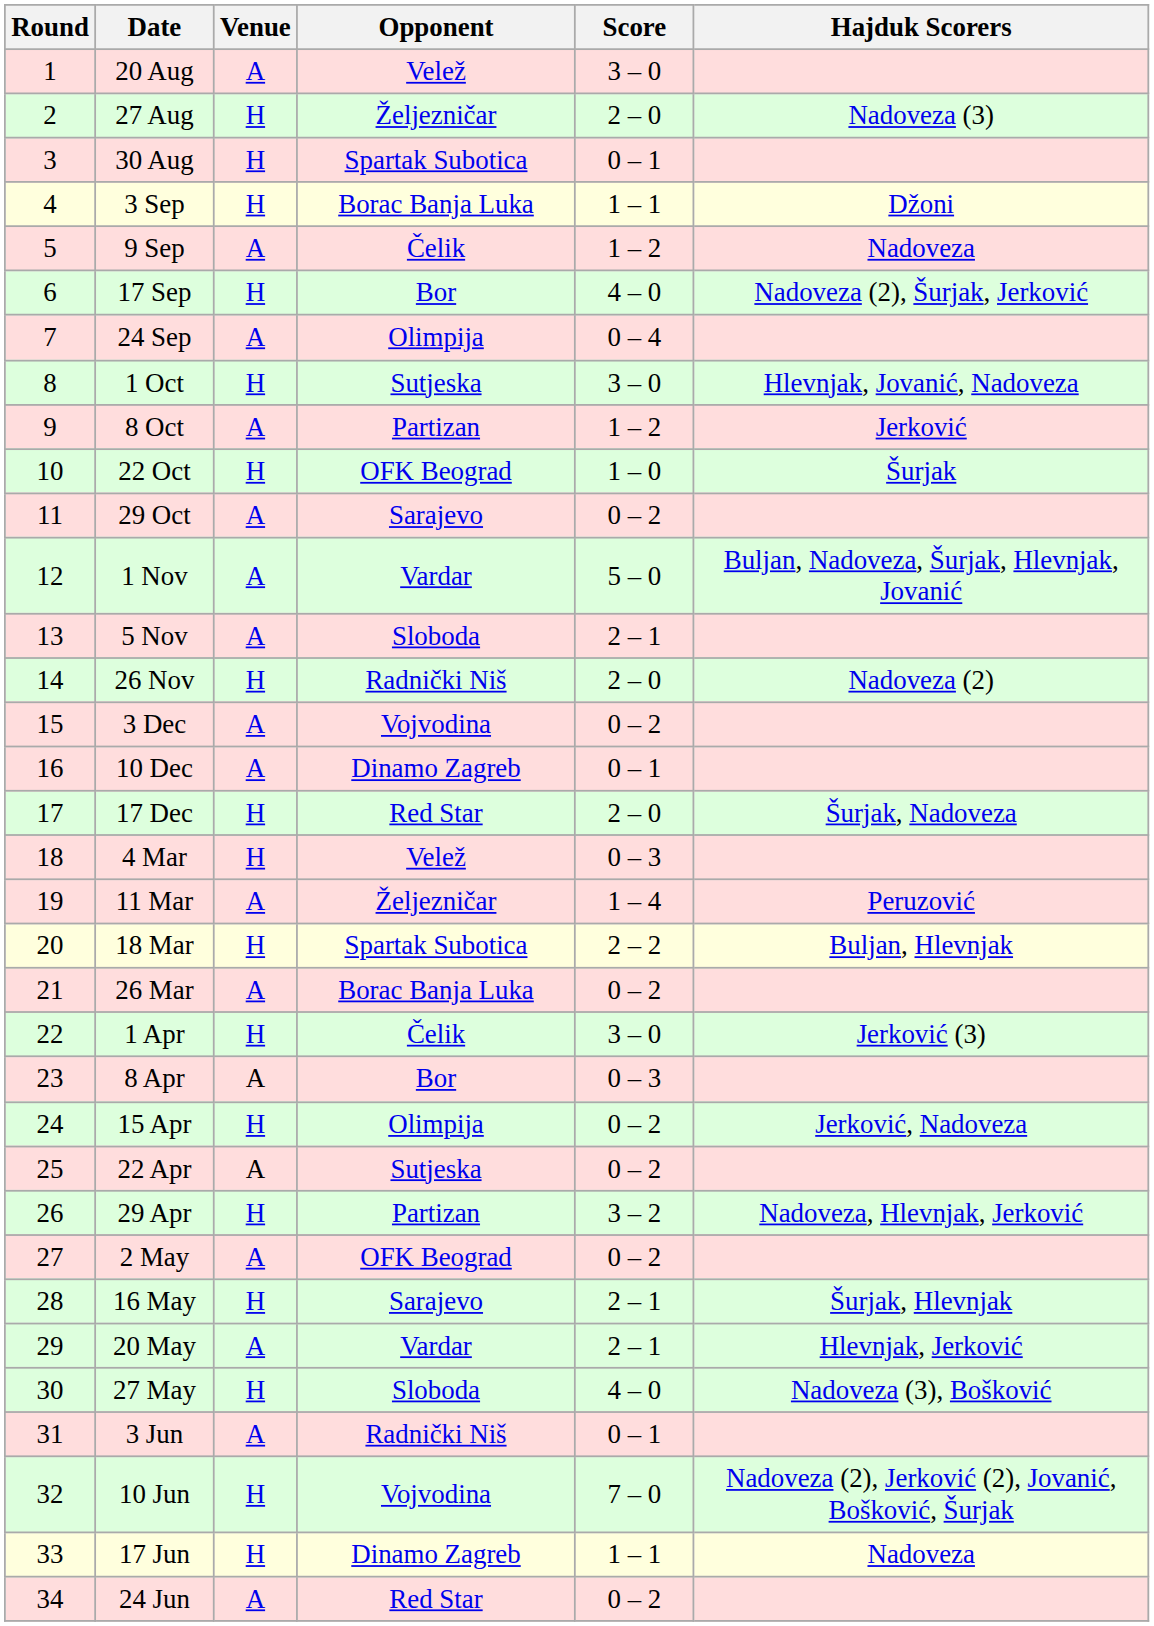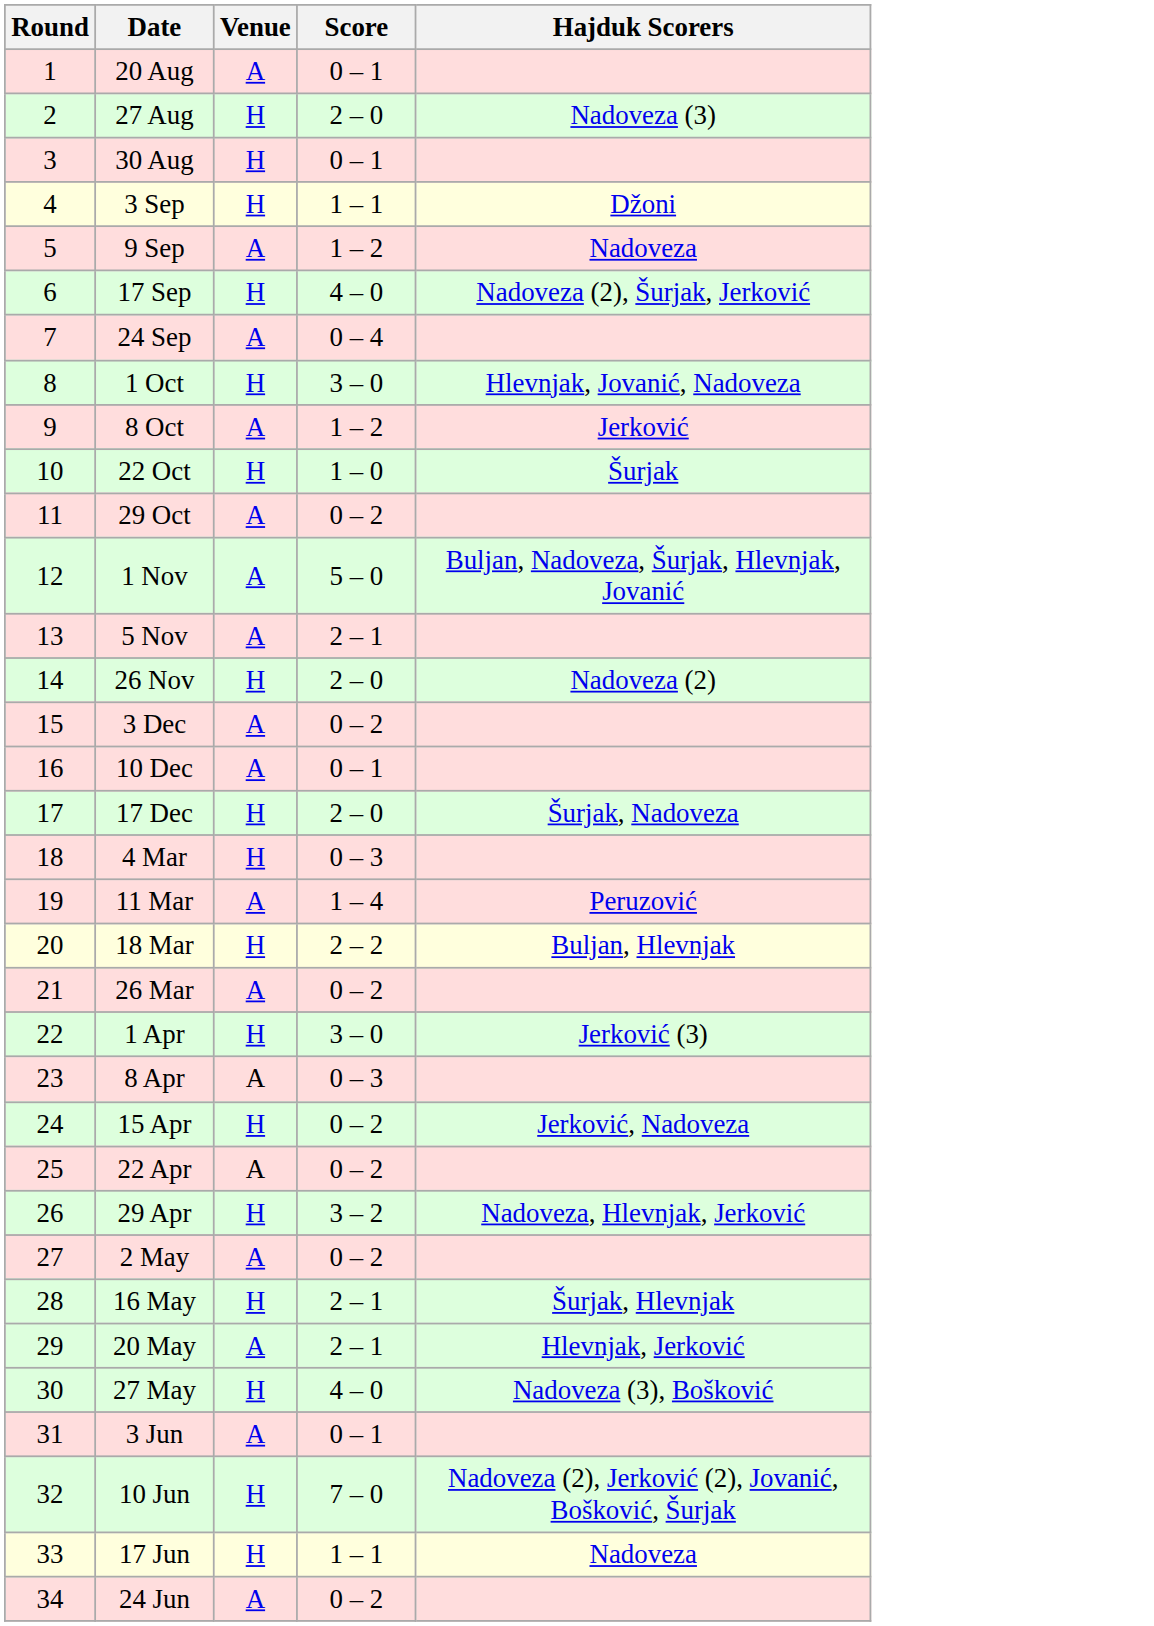- column: (436, 26)
(634, 71) 3 – 0 -> (356, 71) 0 – 1
